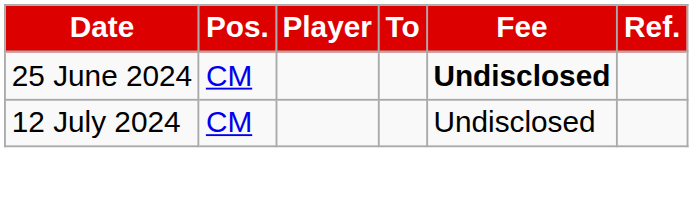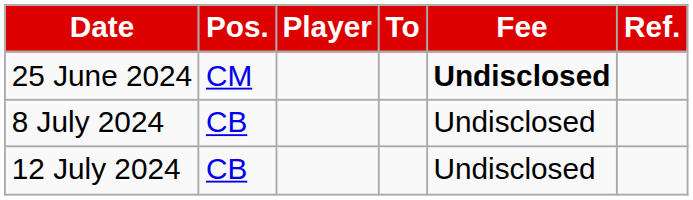+ row: (88, 122)
(229, 122) CM -> (227, 169) CB
